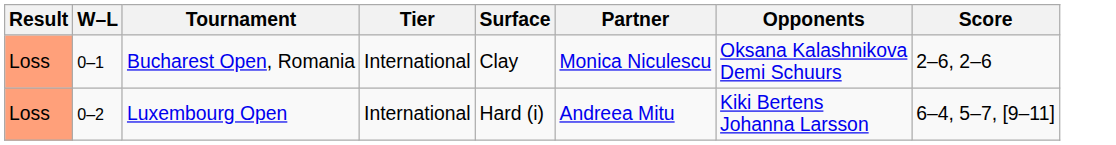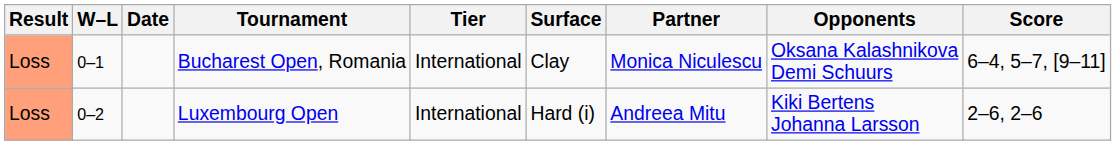+ column: (148, 19)
(954, 61) 2–6, 2–6 -> (1036, 61) 6–4, 5–7, [9–11]
(986, 113) 6–4, 5–7, [9–11] -> (1005, 113) 2–6, 2–6
